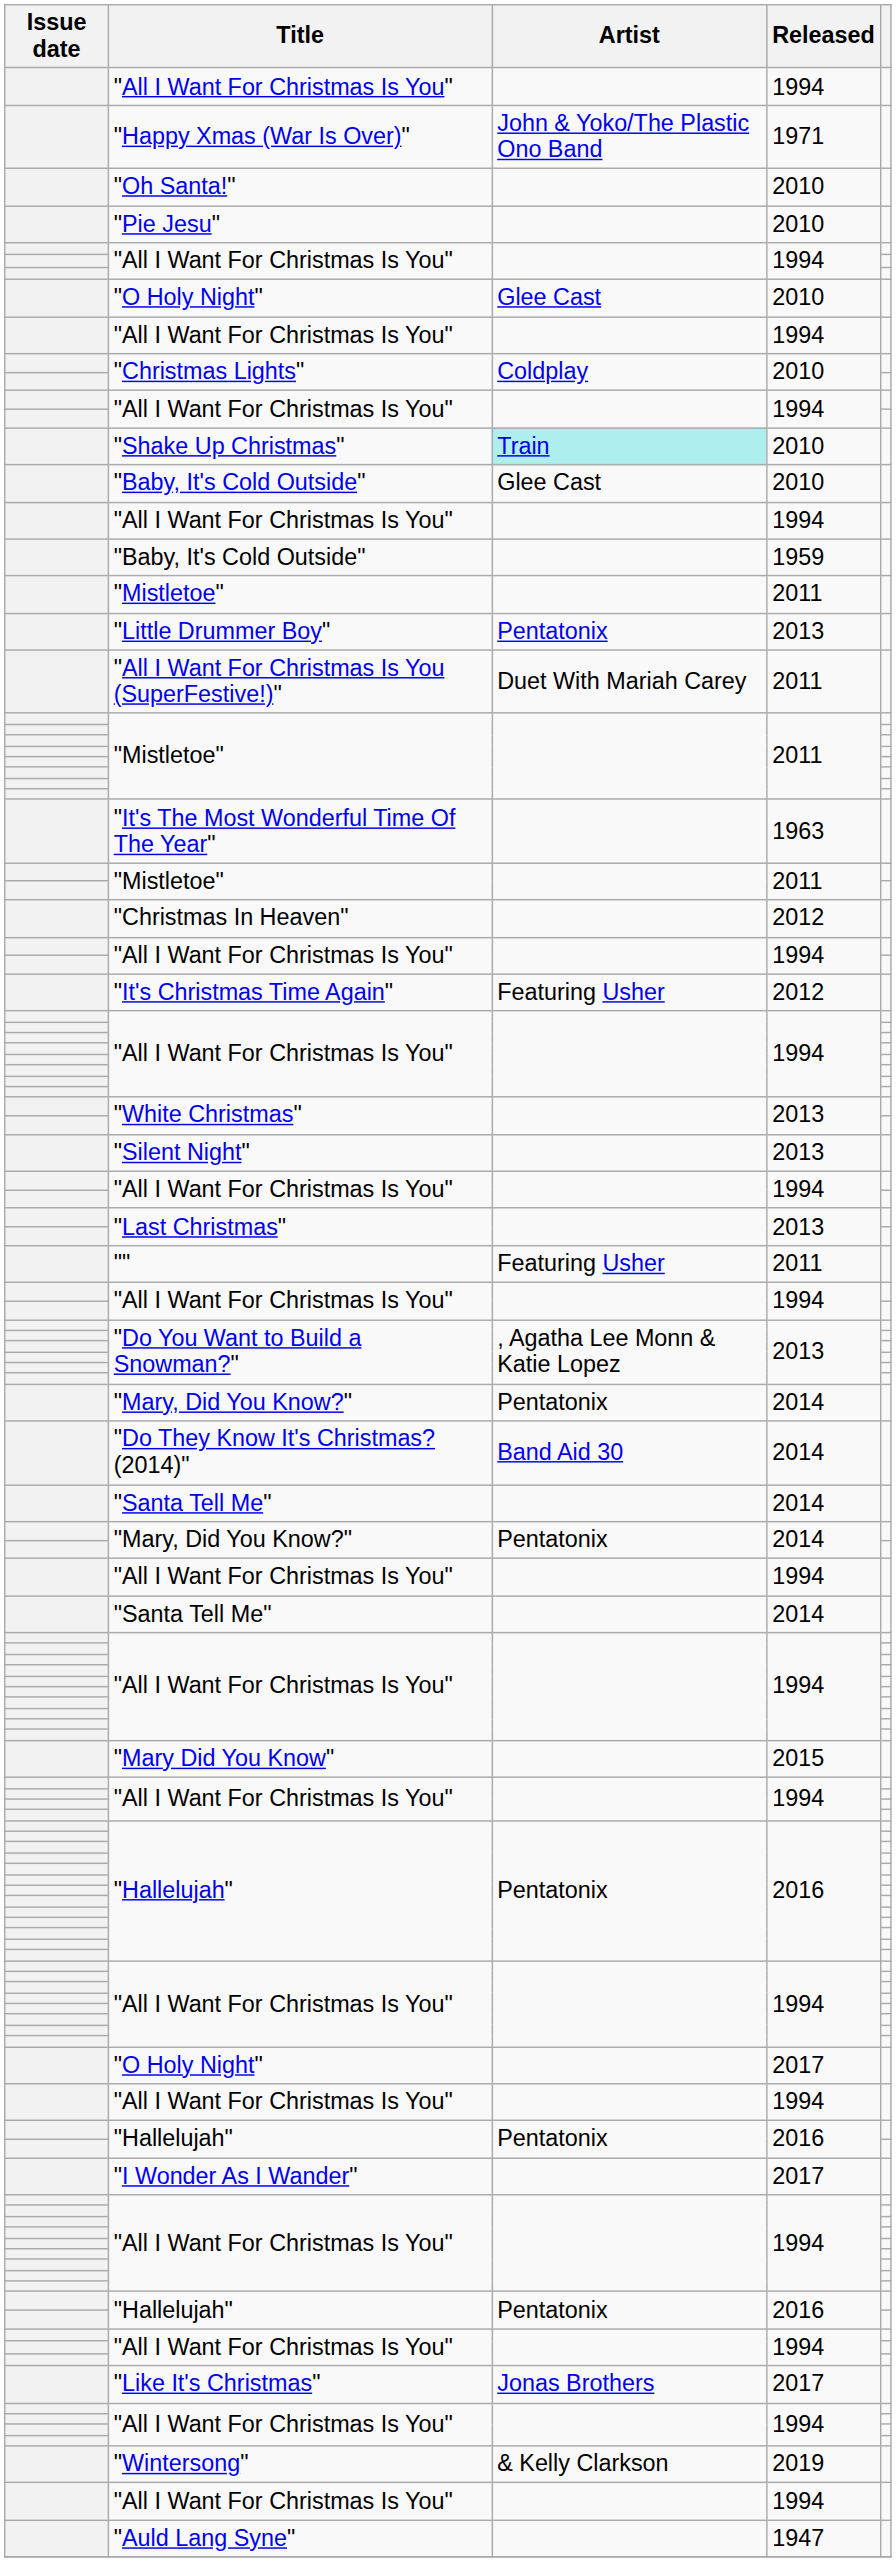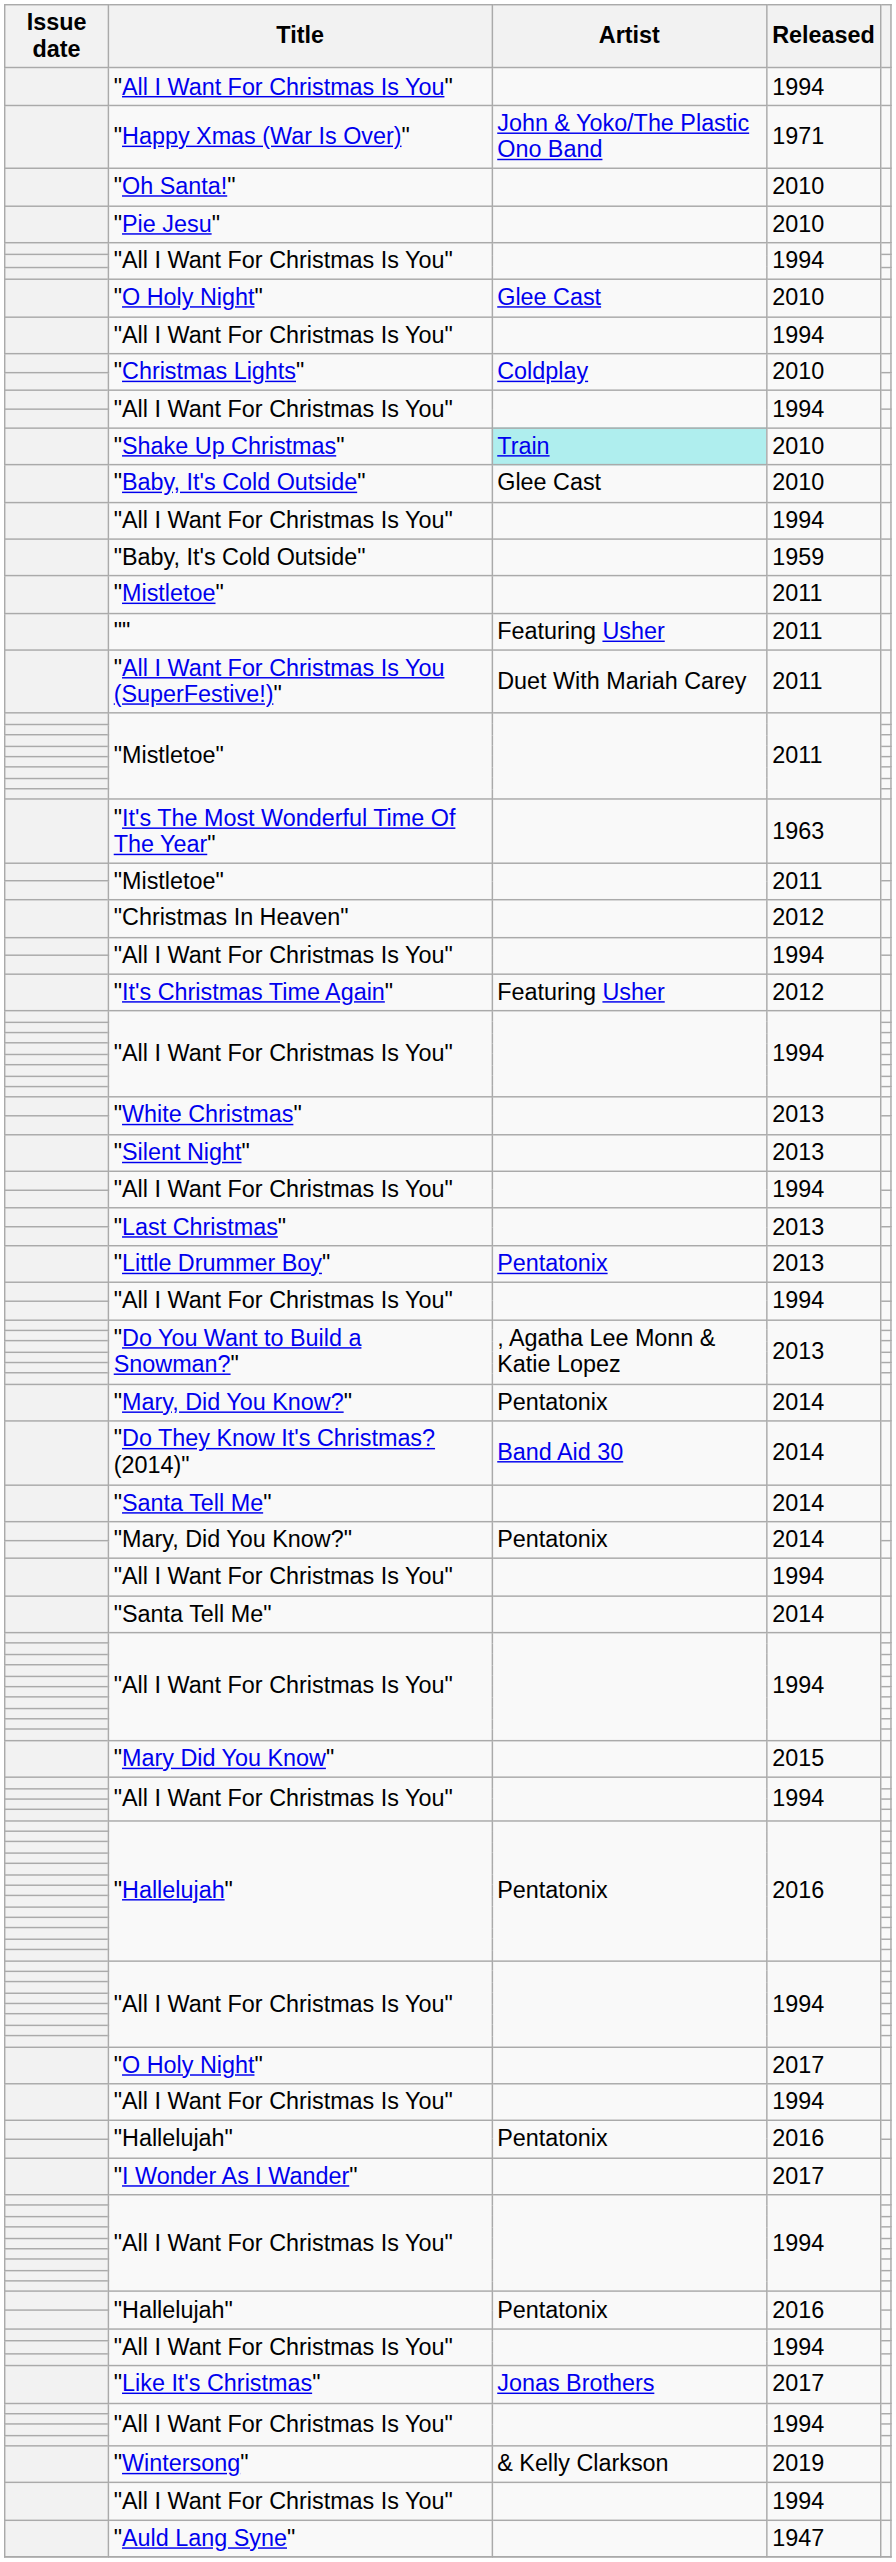rows swapped: (122, 1263) <-> (222, 631)
